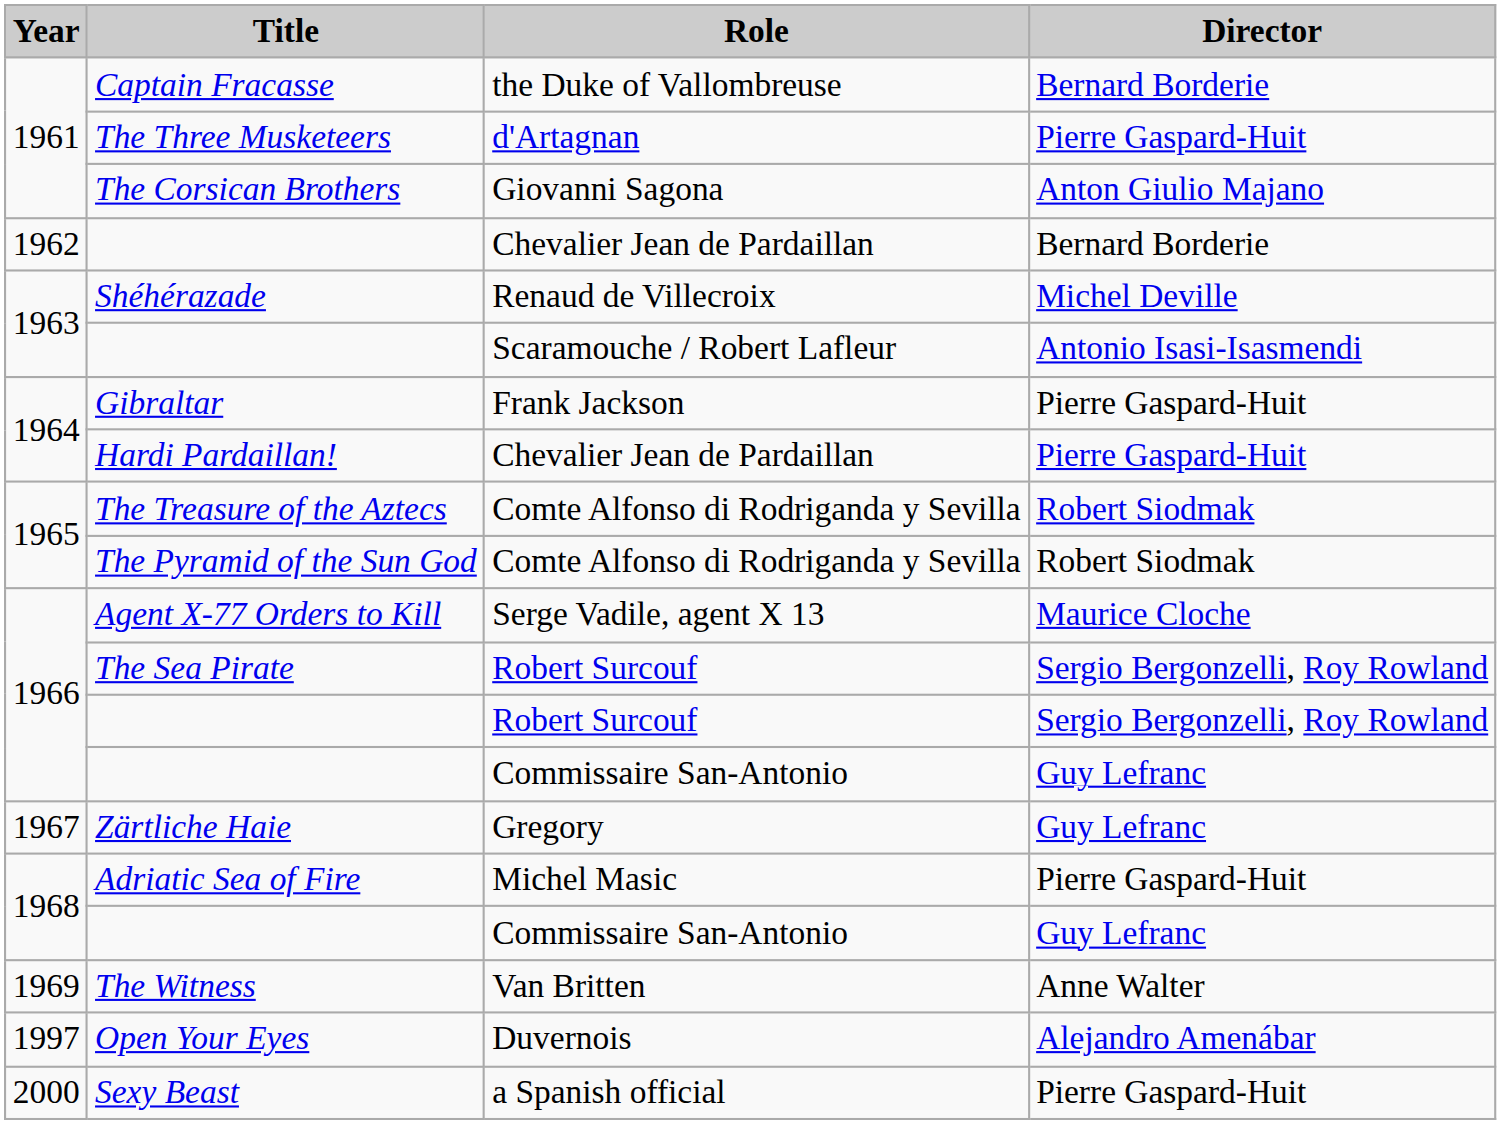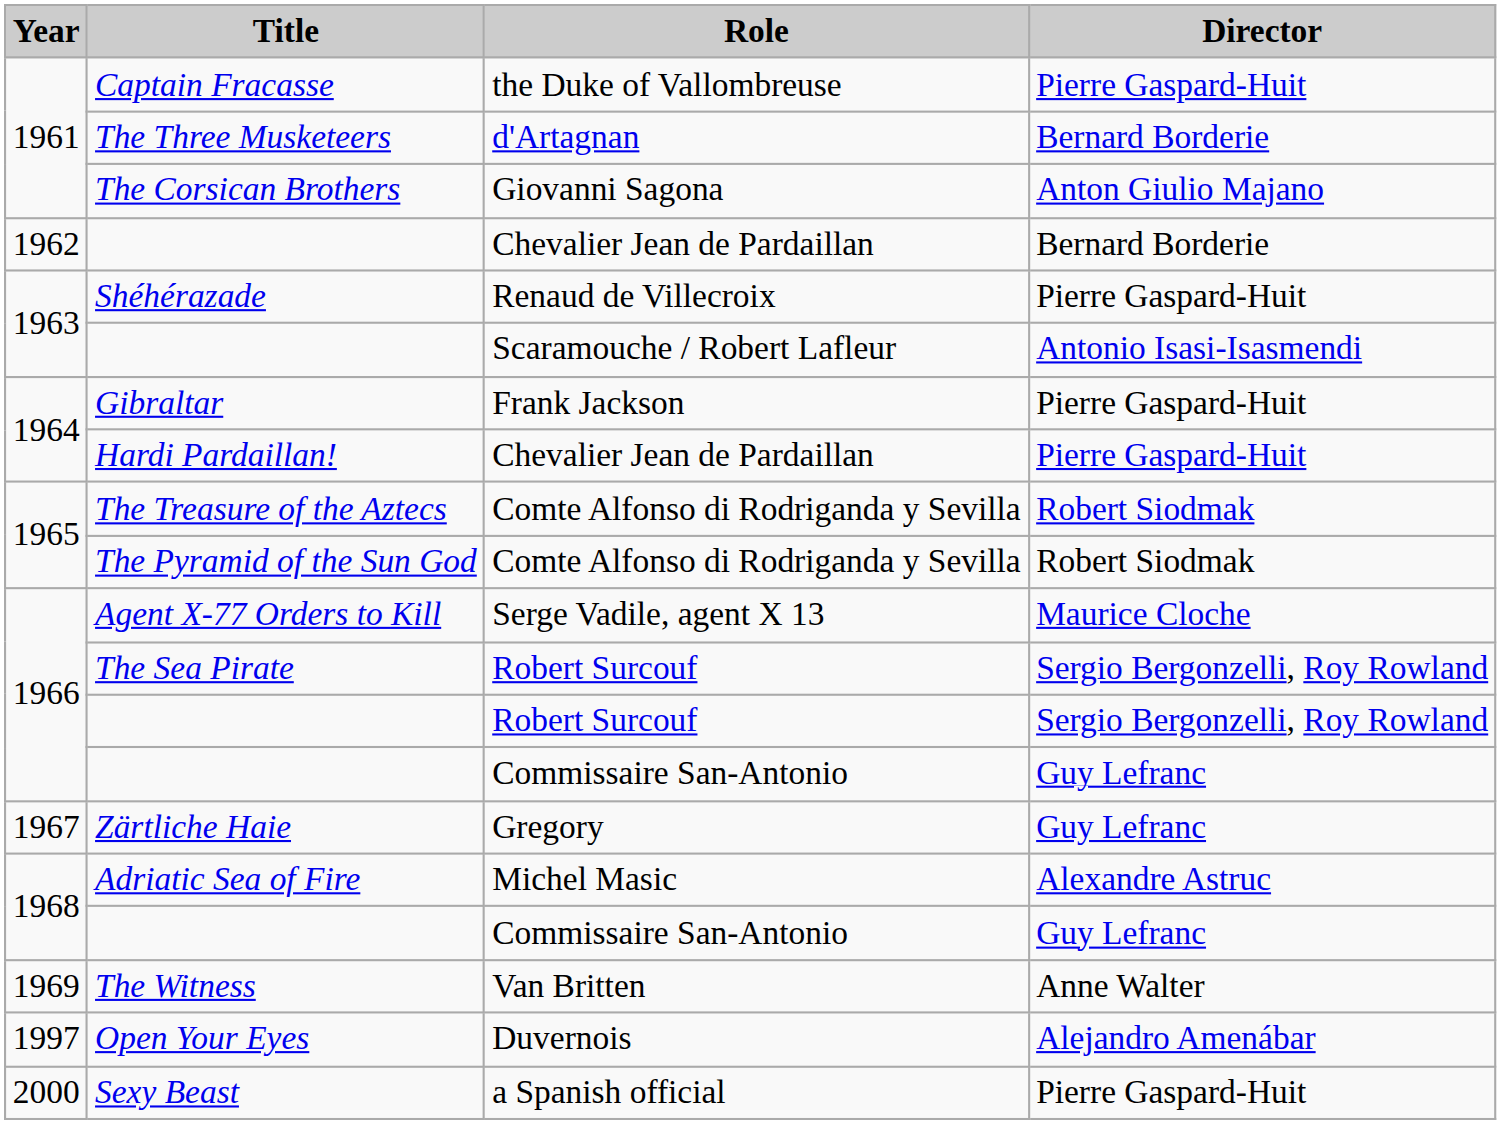(1153, 84) Bernard Borderie -> (1171, 84) Pierre Gaspard-Huit
(1171, 137) Pierre Gaspard-Huit -> (1153, 137) Bernard Borderie
(1137, 296) Michel Deville -> (1171, 296) Pierre Gaspard-Huit
(1171, 879) Pierre Gaspard-Huit -> (1154, 879) Alexandre Astruc
